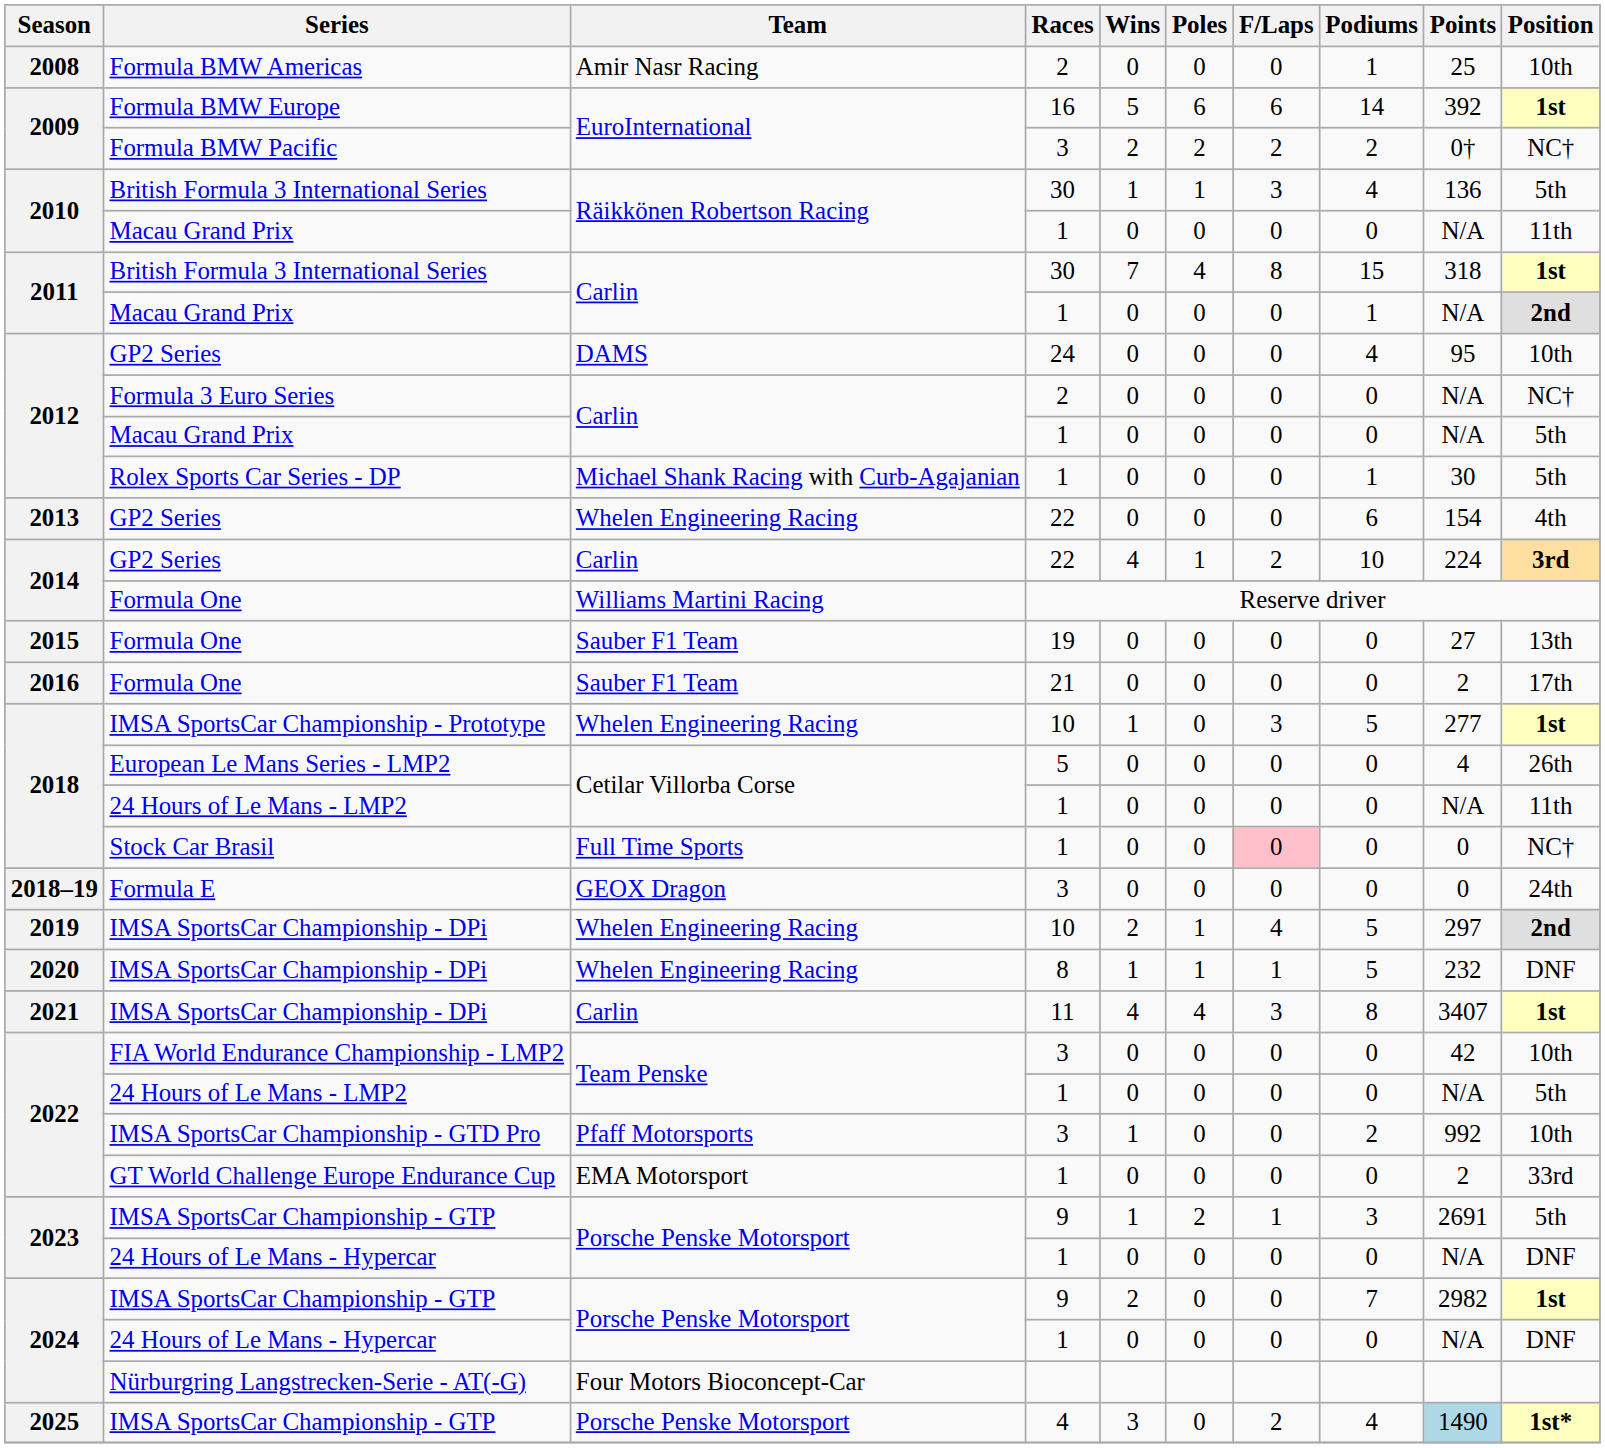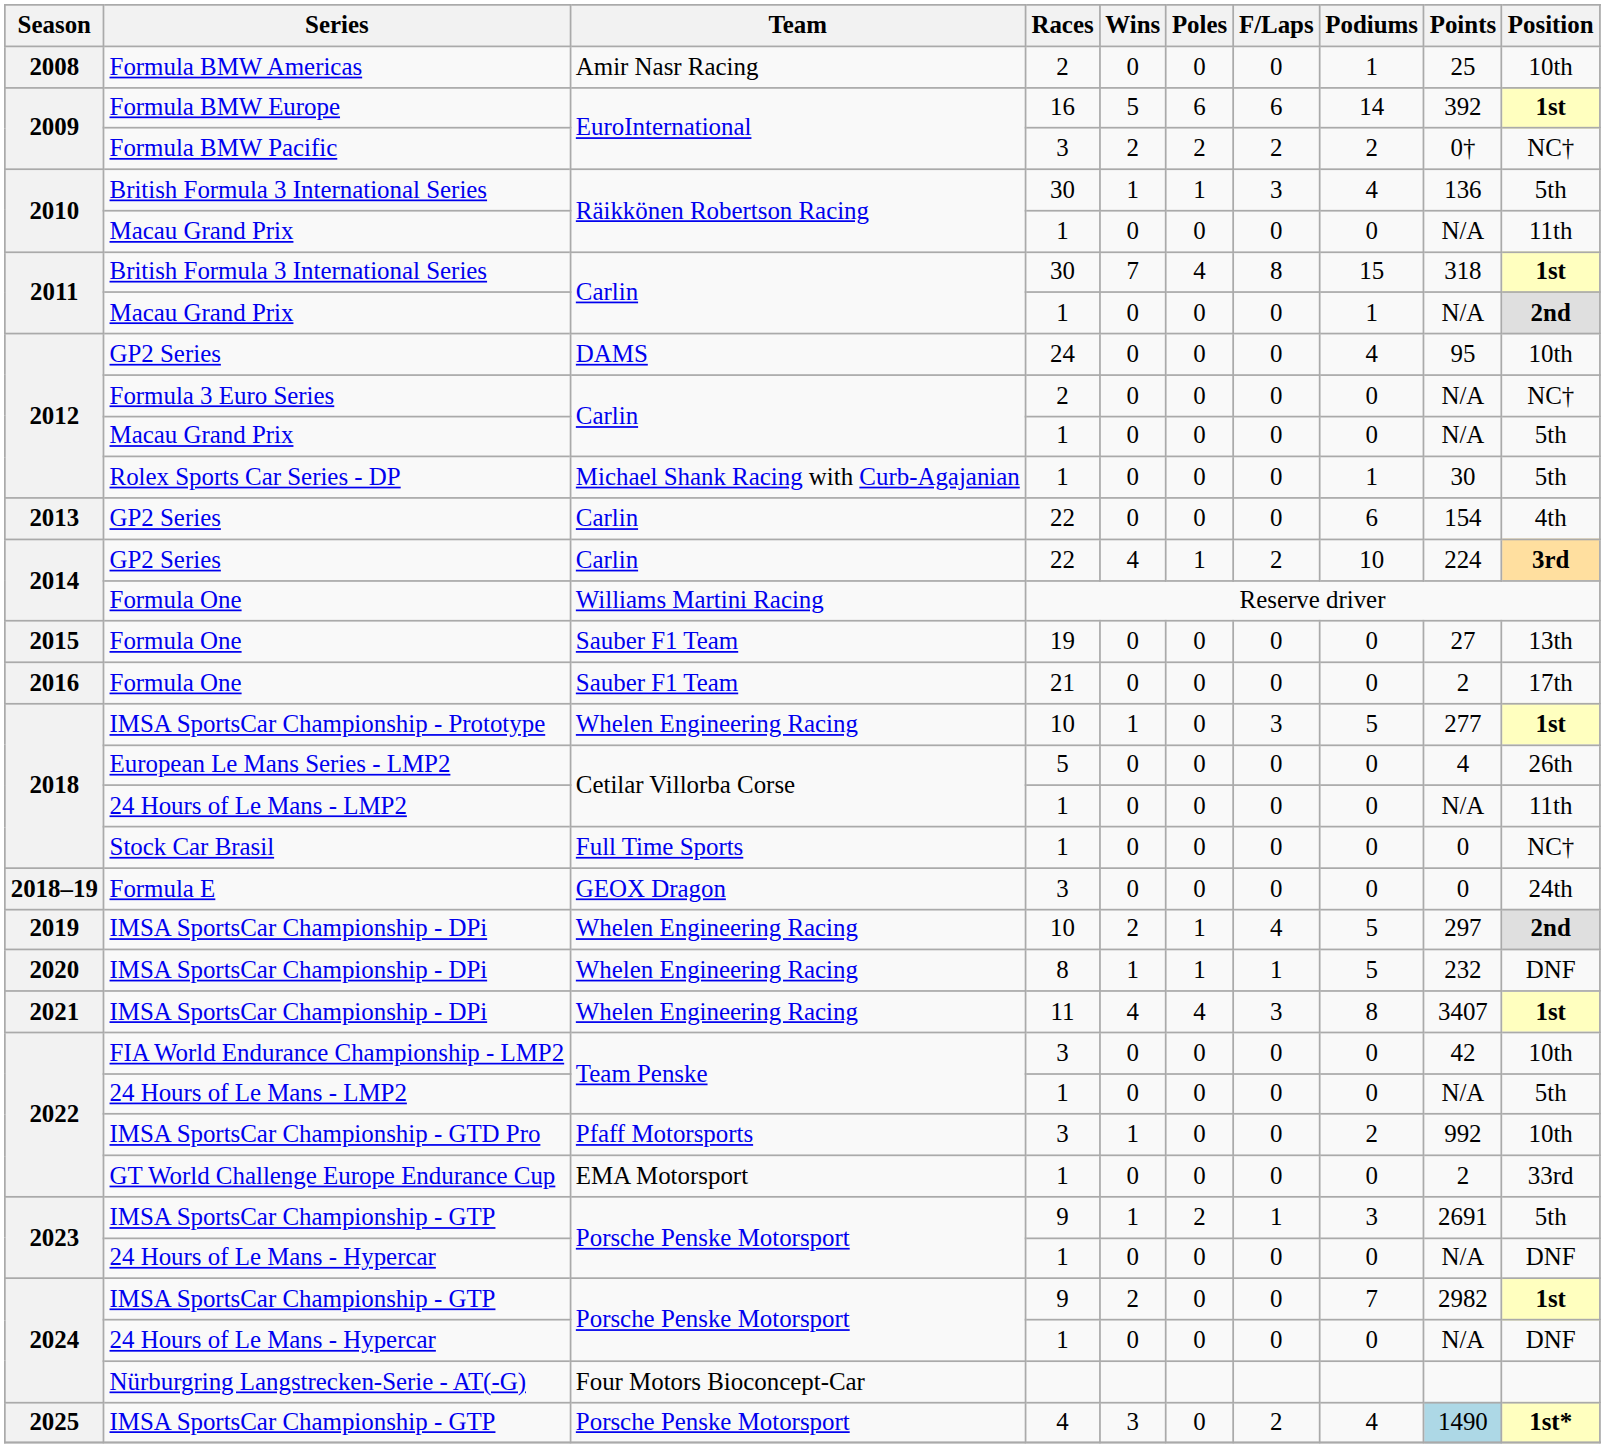(717, 518) Whelen Engineering Racing -> (607, 518) Carlin
(1276, 847) pink background -> (1276, 847) no background
(607, 1011) Carlin -> (717, 1011) Whelen Engineering Racing
